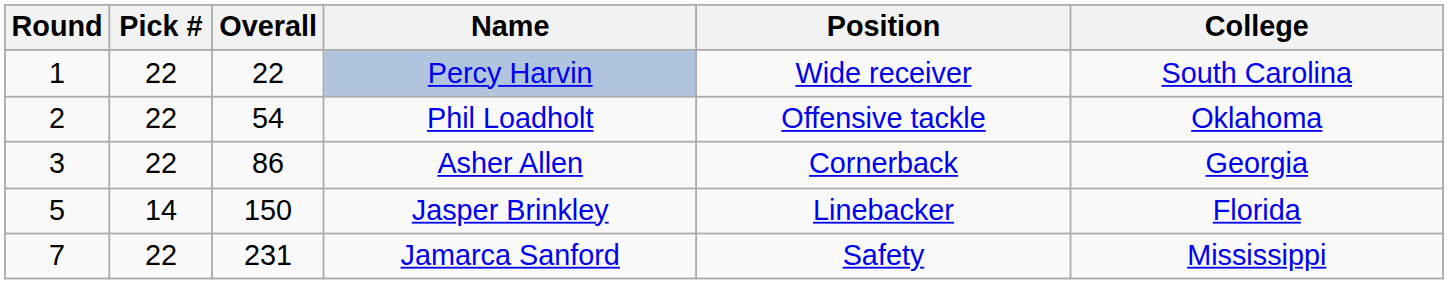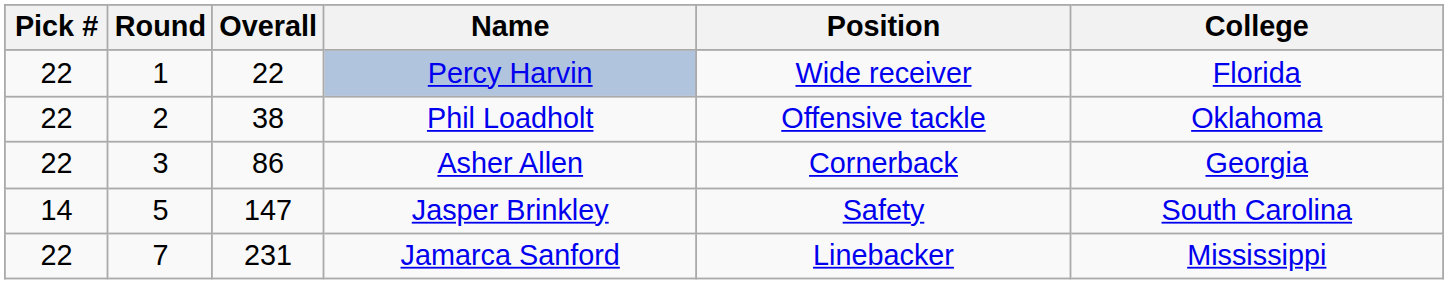columns swapped: (57, 27) <-> (161, 27)
(1257, 73) South Carolina -> (1257, 73) Florida
(268, 118) 54 -> (268, 118) 38
(268, 210) 150 -> (268, 210) 147
(883, 210) Linebacker -> (883, 210) Safety
(1257, 210) Florida -> (1257, 210) South Carolina
(883, 255) Safety -> (883, 255) Linebacker
